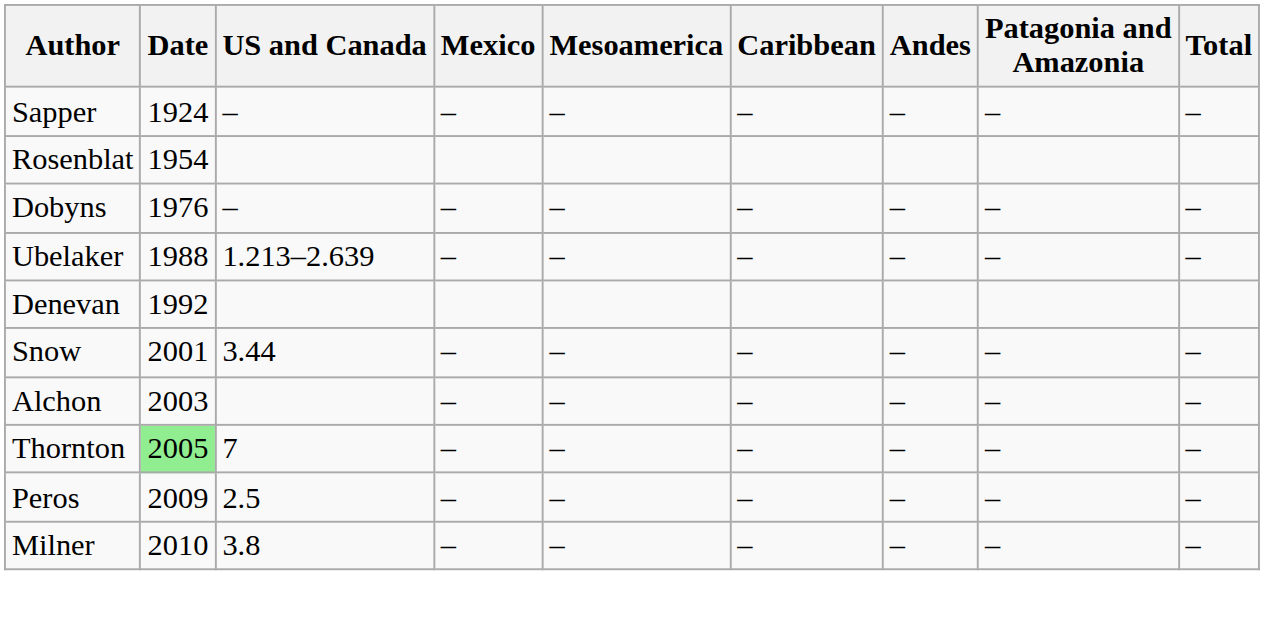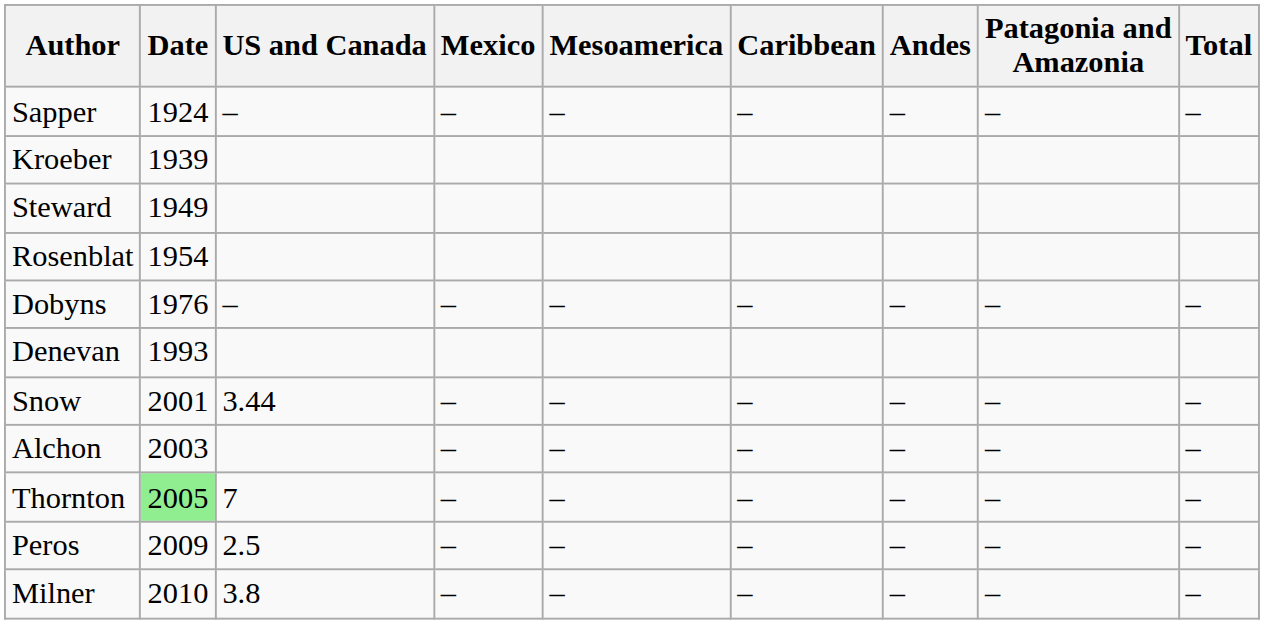+ row: (62, 159)
+ row: (62, 207)
- row: (68, 255)
(178, 303) 1992 -> (178, 352) 1993
